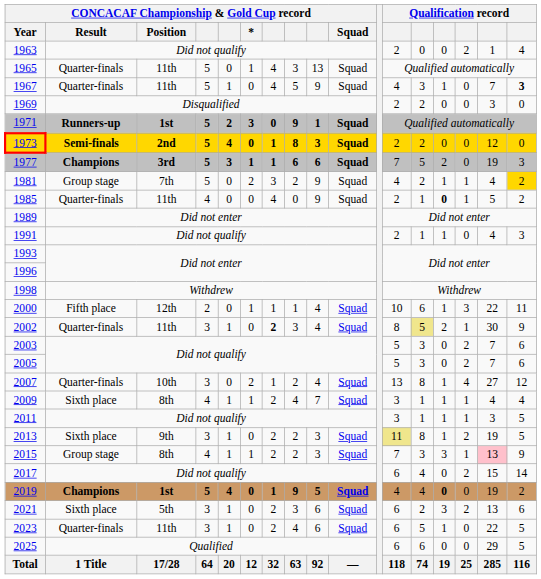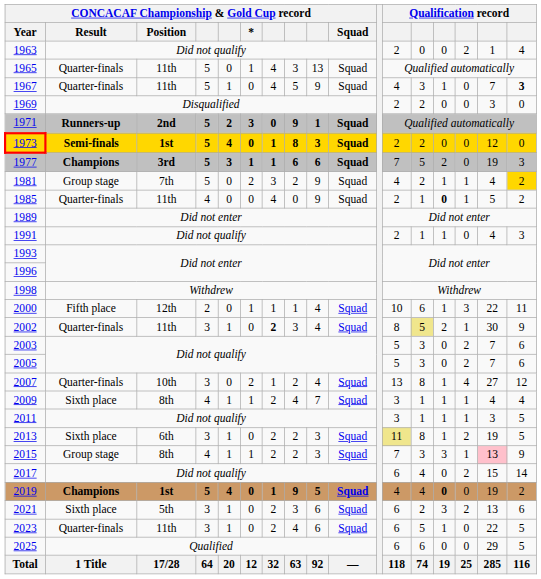(166, 123) 1st -> (166, 123) 2nd
(166, 142) 2nd -> (166, 142) 1st
(166, 436) 9th -> (166, 436) 6th
